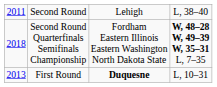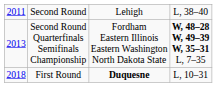(16, 43) 2018 -> (16, 43) 2013
(16, 74) 2013 -> (16, 74) 2018
